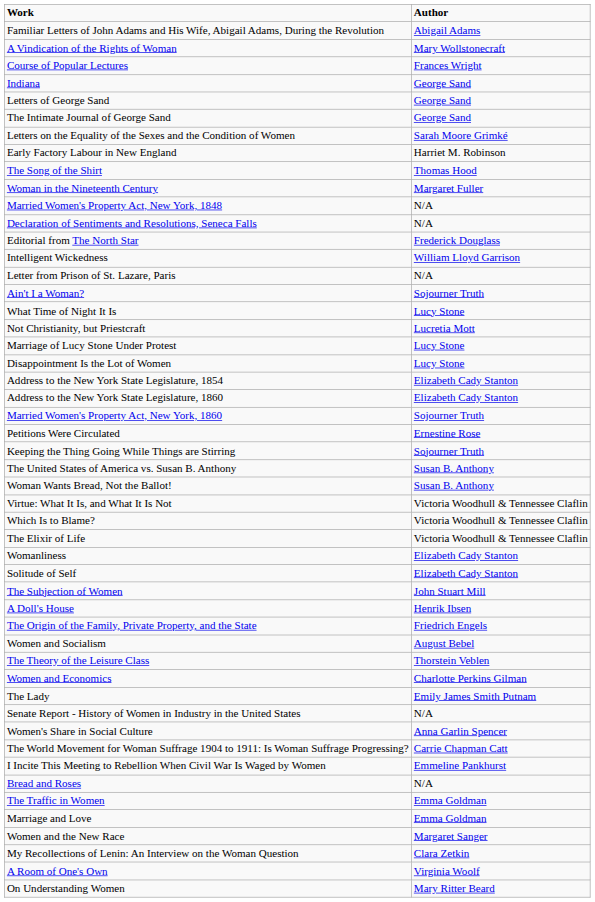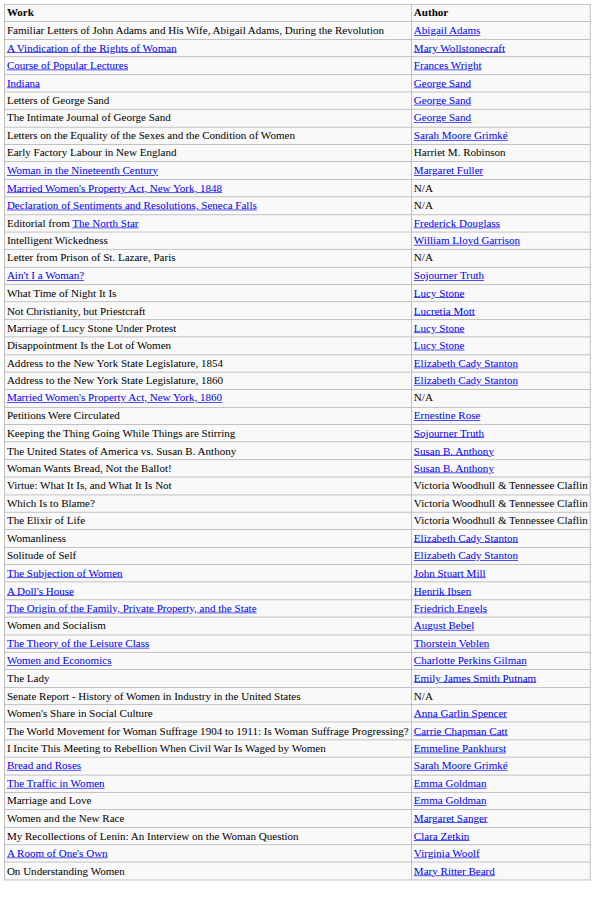- row: (54, 170)
(449, 415) Sojourner Truth -> (423, 398) N/A
(423, 783) N/A -> (461, 766) Sarah Moore Grimké
